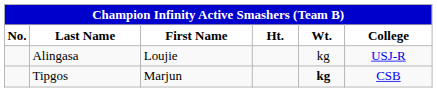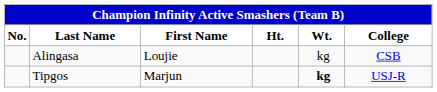(388, 55) USJ-R -> (388, 55) CSB
(388, 76) CSB -> (388, 76) USJ-R
